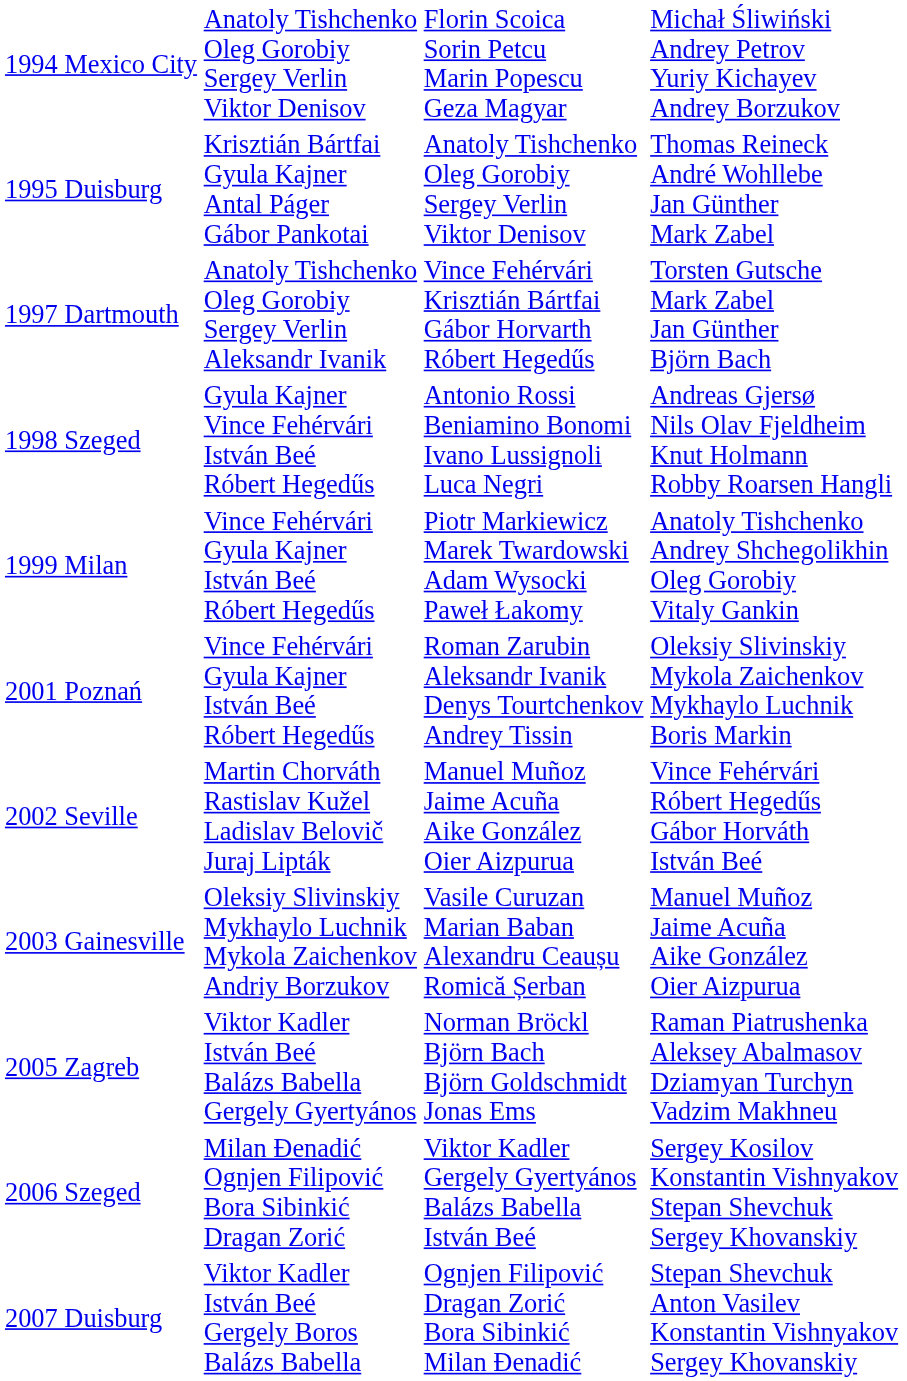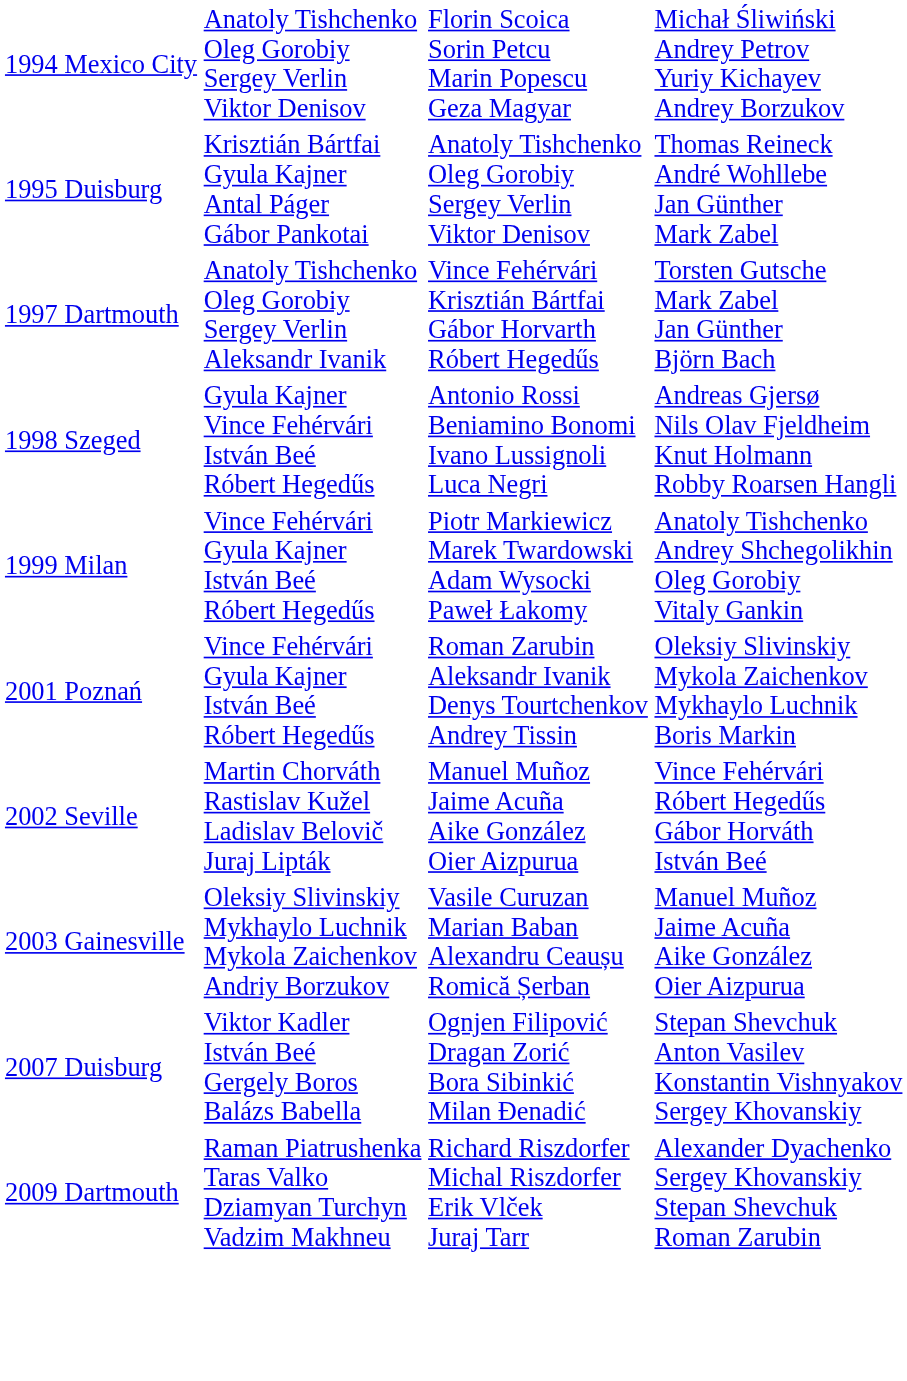- row: (72, 1067)
- row: (73, 1192)
+ row: (92, 1192)
